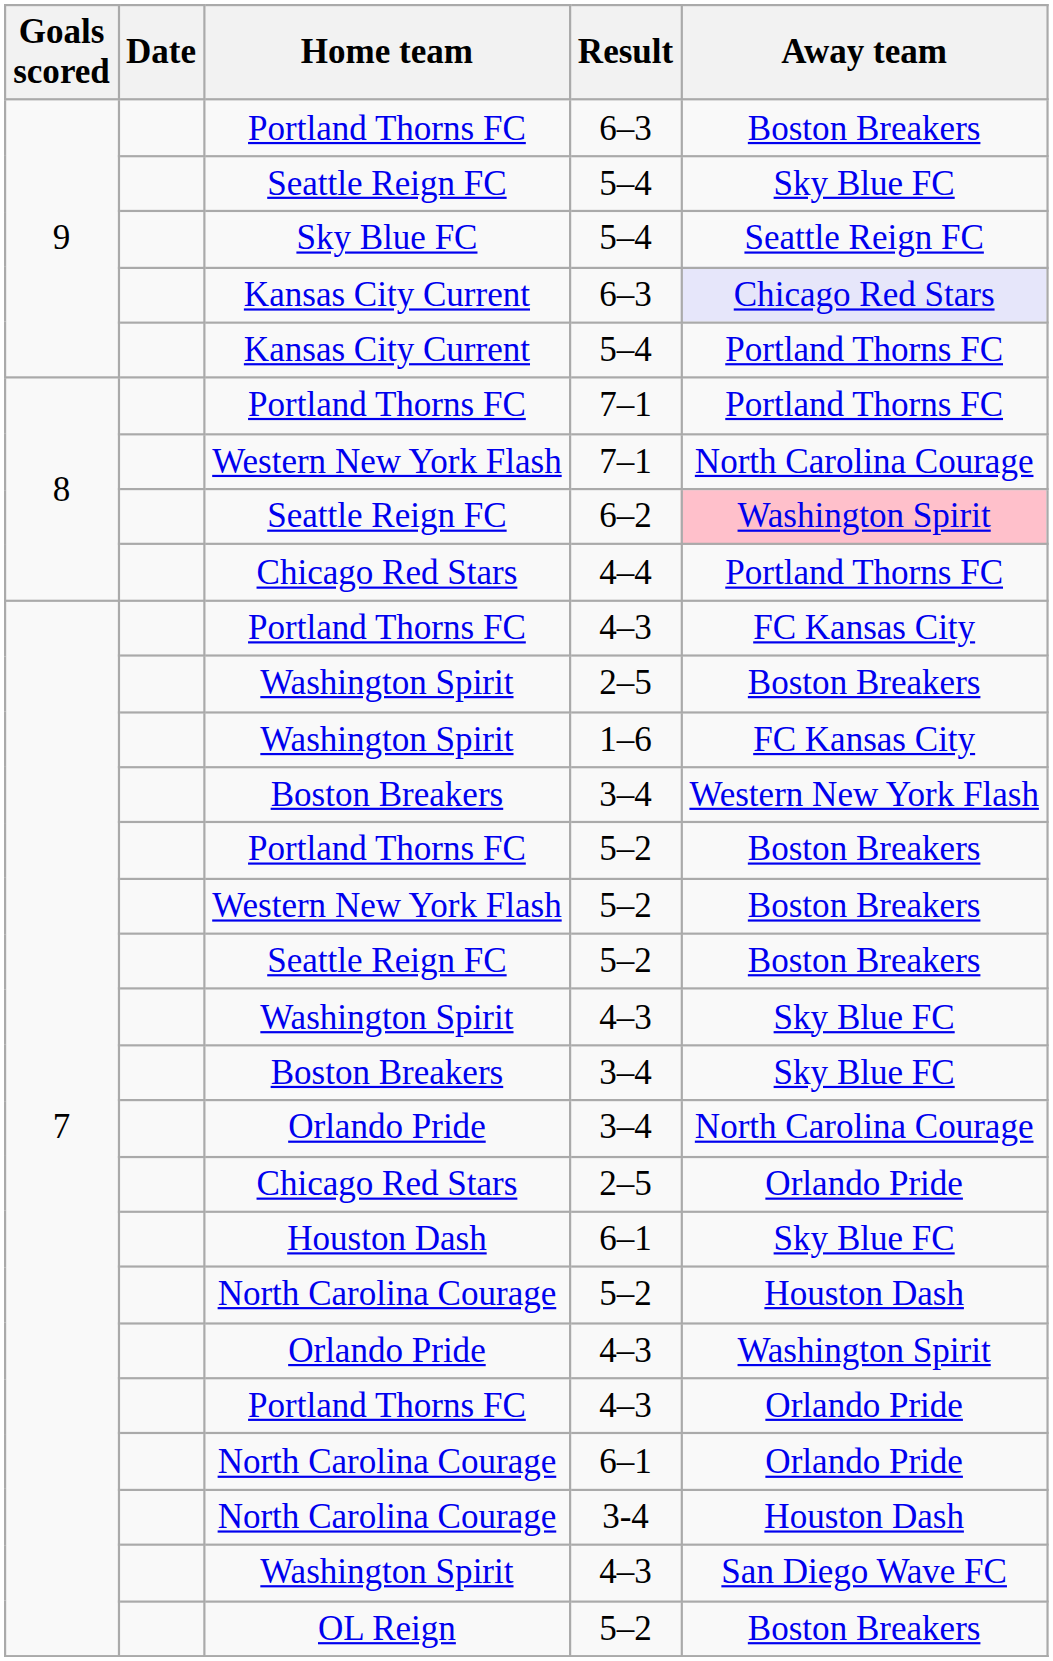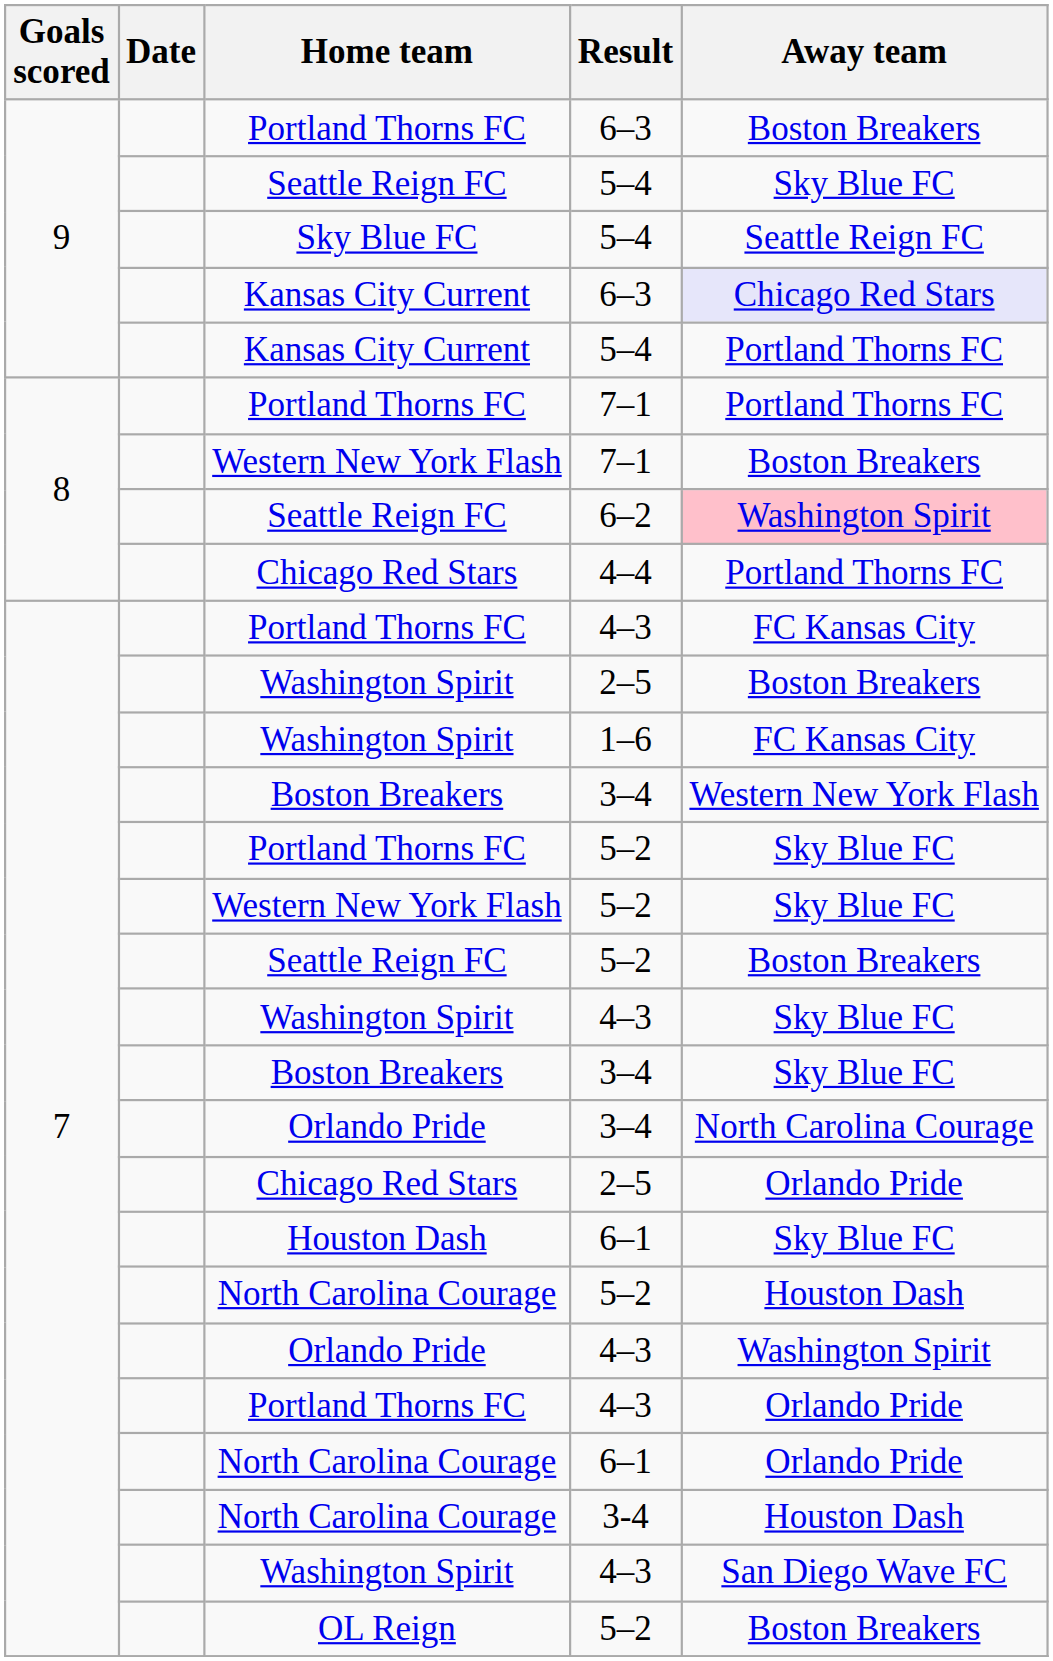(864, 460) North Carolina Courage -> (864, 460) Boston Breakers
(864, 849) Boston Breakers -> (864, 849) Sky Blue FC
(864, 905) Boston Breakers -> (864, 905) Sky Blue FC
